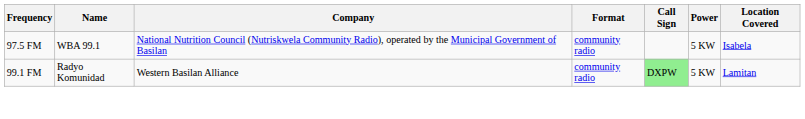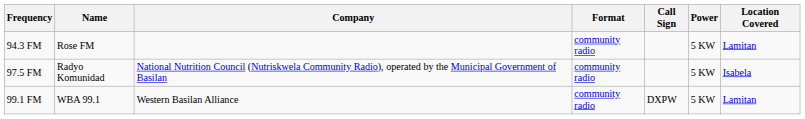+ row: (24, 45)
(79, 45) WBA 99.1 -> (81, 72) Radyo Komunidad
(81, 72) Radyo Komunidad -> (79, 100) WBA 99.1
(662, 72) lightgreen background -> (662, 100) no background
